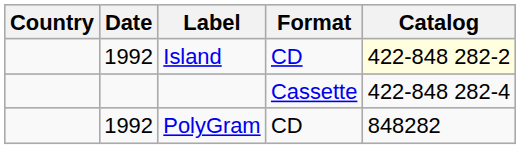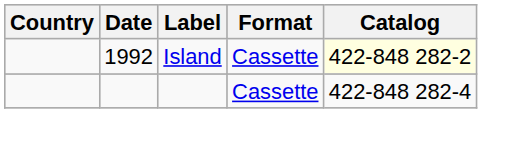(287, 56) CD -> (275, 56) Cassette
- row: (212, 125)
